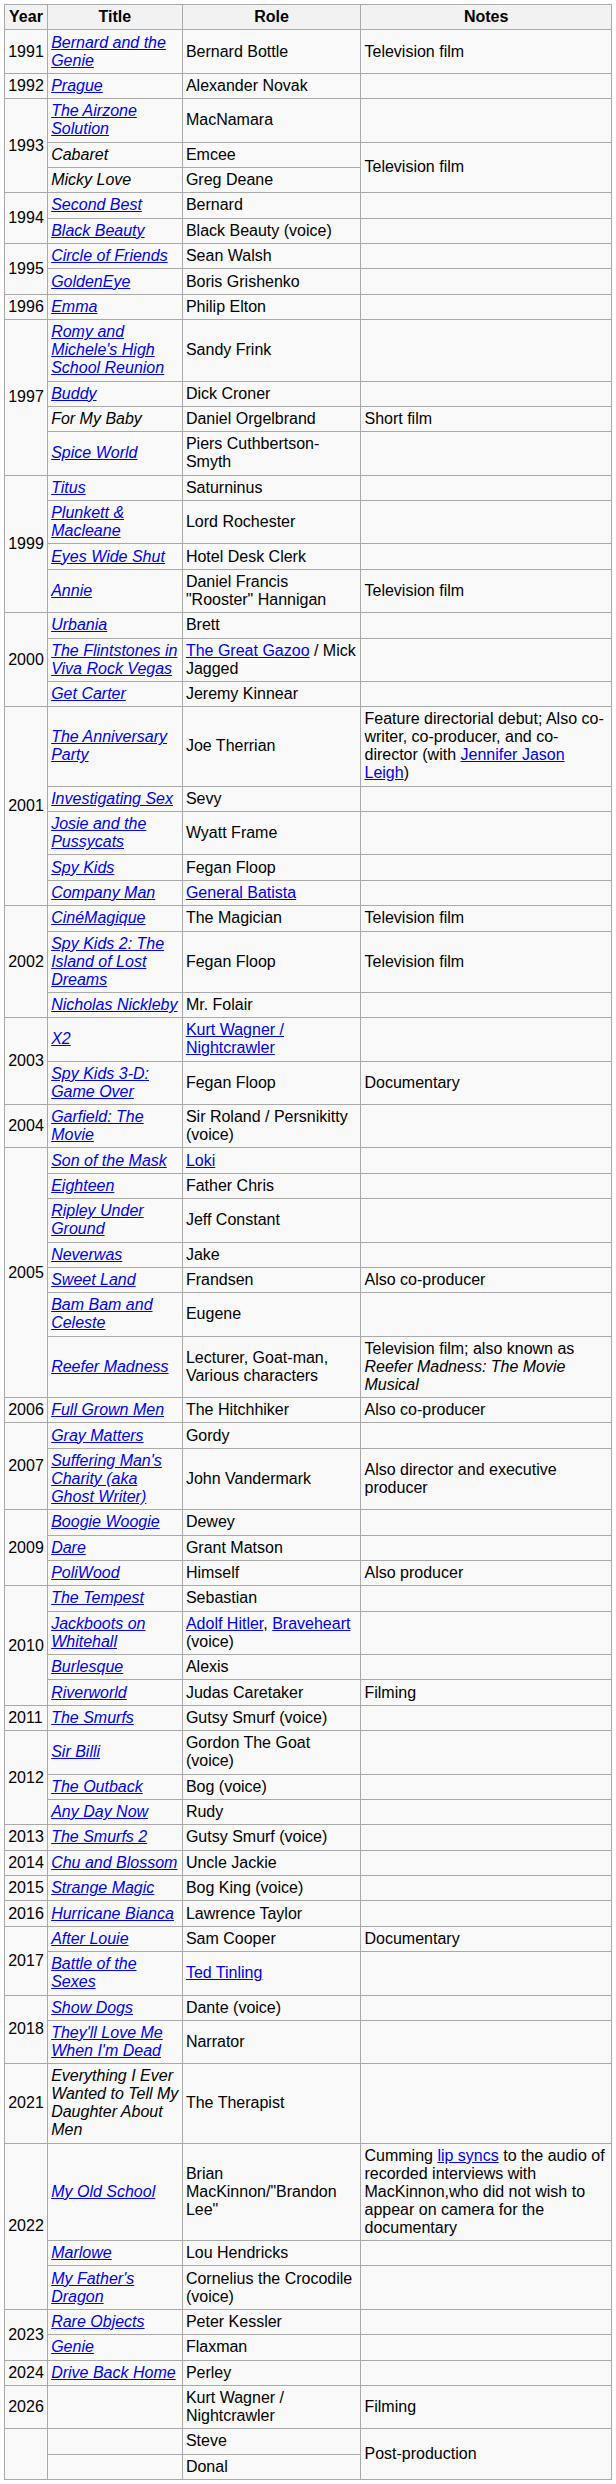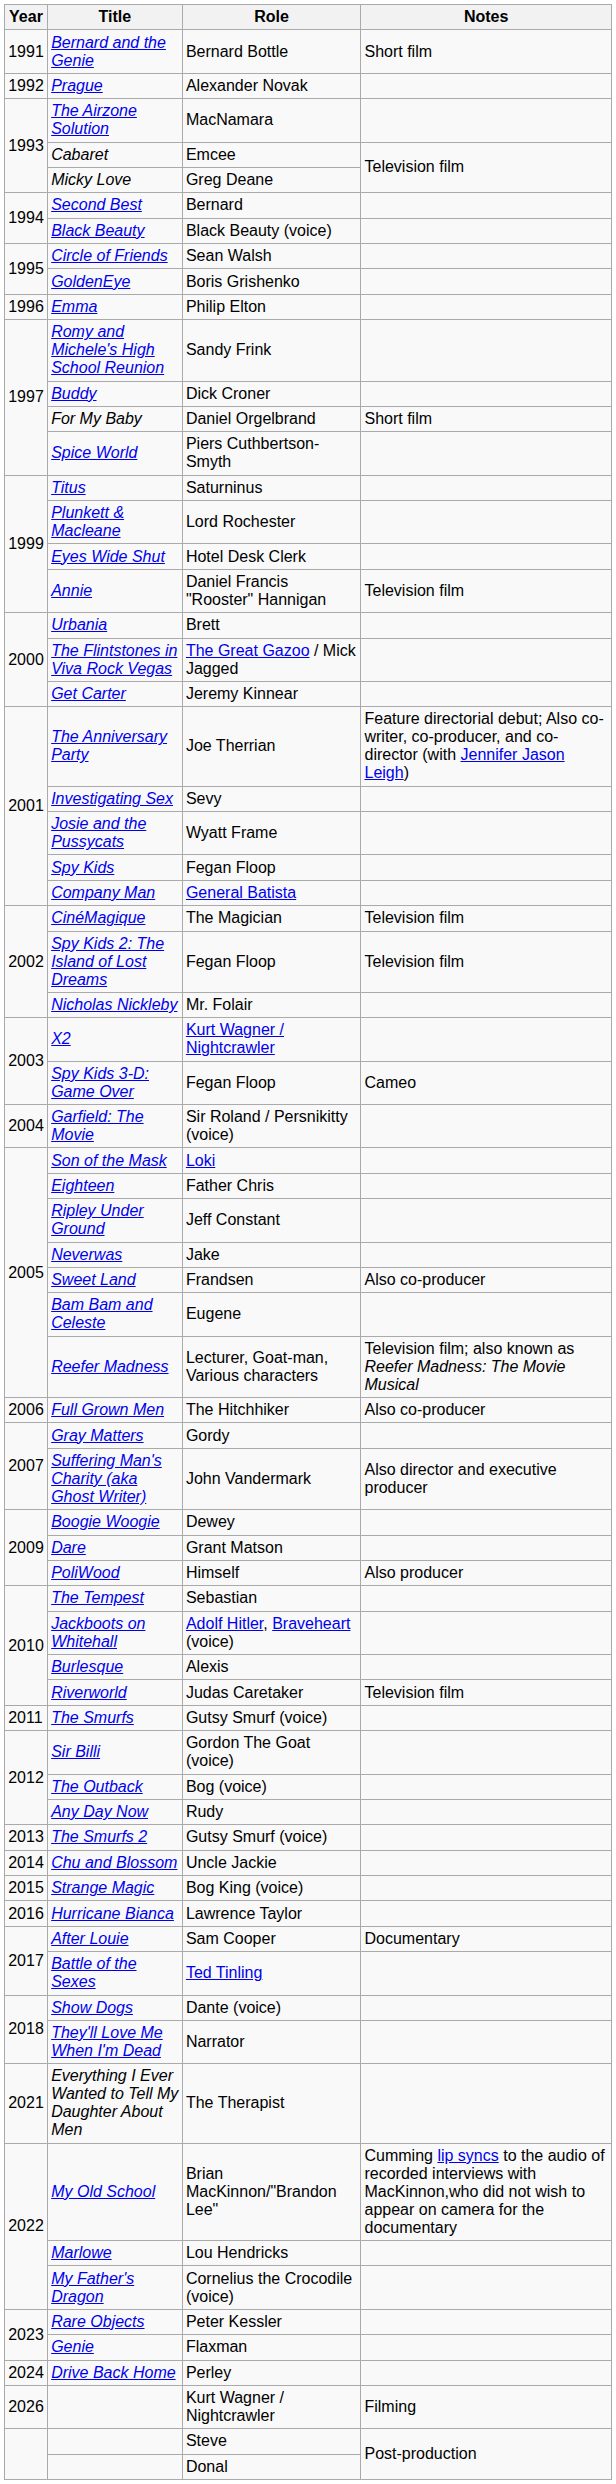(414, 51) Television film -> (398, 51) Short film
(412, 1082) Documentary -> (390, 1082) Cameo
(390, 1692) Filming -> (414, 1692) Television film
